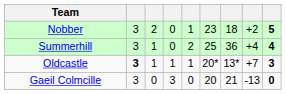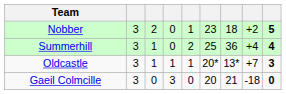(136, 64) bold -> (136, 64) normal
(252, 81) -13 -> (252, 81) -18
